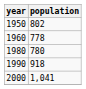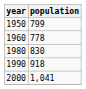(37, 24) 802 -> (37, 24) 799
(37, 51) 780 -> (37, 51) 830
